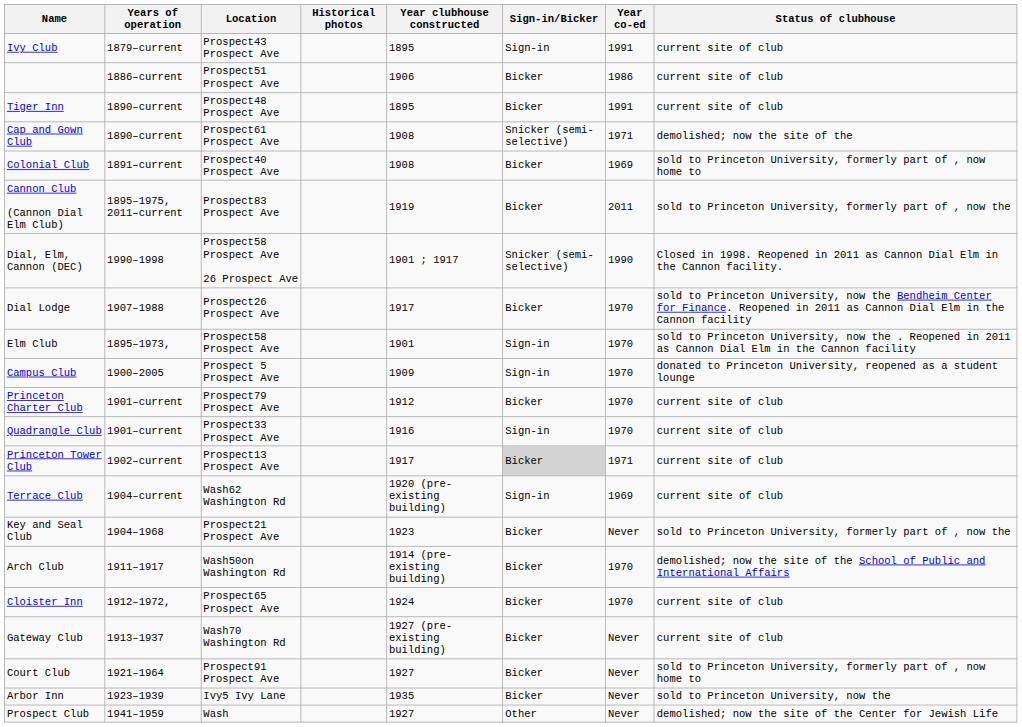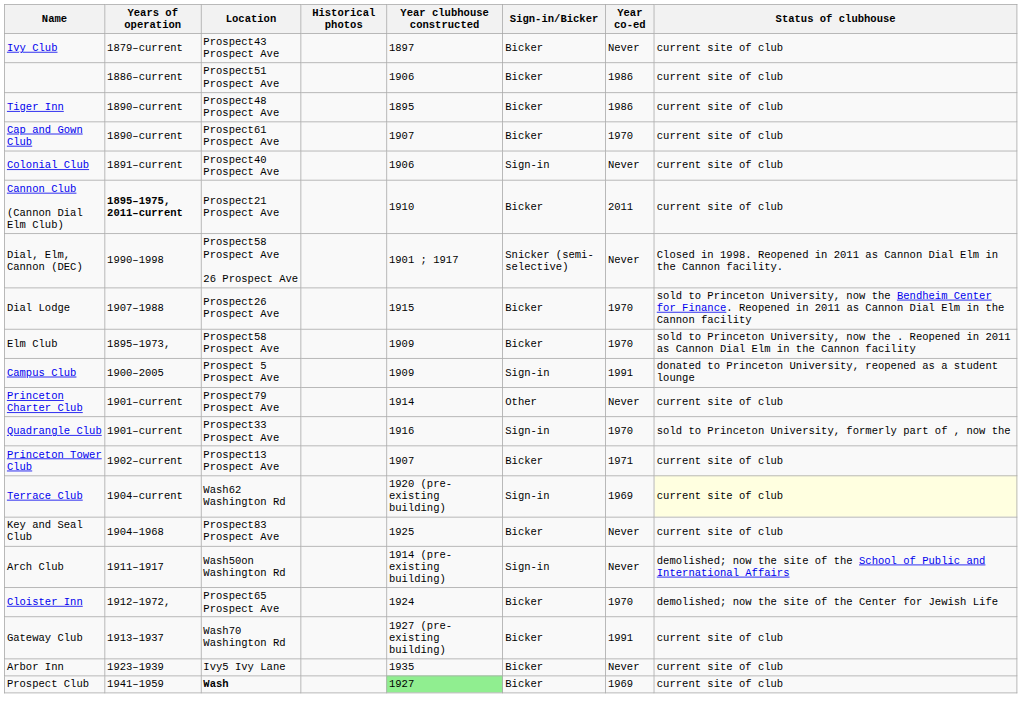(402, 48) 1895 -> (402, 48) 1897
(527, 48) Sign-in -> (524, 48) Bicker
(621, 48) 1991 -> (624, 48) Never
(621, 107) 1991 -> (621, 107) 1986
(402, 136) 1908 -> (402, 136) 1907
(550, 136) Snicker (semi-selective) -> (524, 136) Bicker
(621, 136) 1971 -> (621, 136) 1970
(755, 136) demolished; now the site of the -> (720, 136) current site of club
(402, 166) 1908 -> (402, 166) 1906
(524, 166) Bicker -> (527, 166) Sign-in
(621, 166) 1969 -> (624, 166) Never
(821, 166) sold to Princeton University, formerly part of , now home to -> (720, 166) current site of club
(145, 207) normal -> (145, 207) bold
(241, 207) Prospect83 Prospect Ave -> (241, 207) Prospect21 Prospect Ave
(402, 207) 1919 -> (402, 207) 1910
(834, 207) sold to Princeton University, formerly part of , now the -> (720, 207) current site of club
(621, 261) 1990 -> (624, 261) Never
(402, 308) 1917 -> (402, 308) 1915
(402, 344) 1901 -> (402, 344) 1909
(527, 344) Sign-in -> (524, 344) Bicker
(621, 373) 1970 -> (621, 373) 1991
(402, 402) 1912 -> (402, 402) 1914
(524, 402) Bicker -> (521, 402) Other
(621, 402) 1970 -> (624, 402) Never
(720, 432) current site of club -> (834, 432) sold to Princeton University, formerly part of , now the
(402, 461) 1917 -> (402, 461) 1907
(524, 461) lightgrey background -> (524, 461) no background
(720, 496) no background -> (720, 496) lightyellow background
(241, 532) Prospect21 Prospect Ave -> (241, 532) Prospect83 Prospect Ave
(402, 532) 1923 -> (402, 532) 1925
(834, 532) sold to Princeton University, formerly part of , now the -> (720, 532) current site of club
(524, 567) Bicker -> (527, 567) Sign-in
(621, 567) 1970 -> (624, 567) Never
(720, 602) current site of club -> (827, 602) demolished; now the site of the Center for Jewish Life
(624, 638) Never -> (621, 638) 1991
- row: (39, 673)
(774, 696) sold to Princeton University, now the -> (720, 667) current site of club
(216, 714) normal -> (216, 684) bold
(402, 714) no background -> (402, 684) lightgreen background
(521, 714) Other -> (524, 684) Bicker
(624, 714) Never -> (621, 684) 1969
(827, 714) demolished; now the site of the Center for Jewish Life -> (720, 684) current site of club
